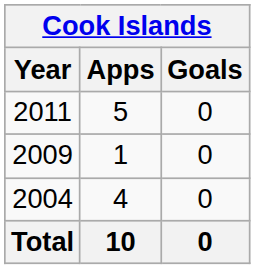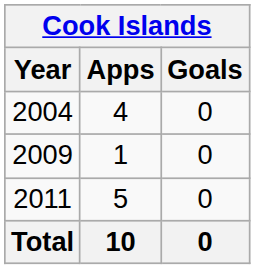rows swapped: (43, 198) <-> (43, 112)
